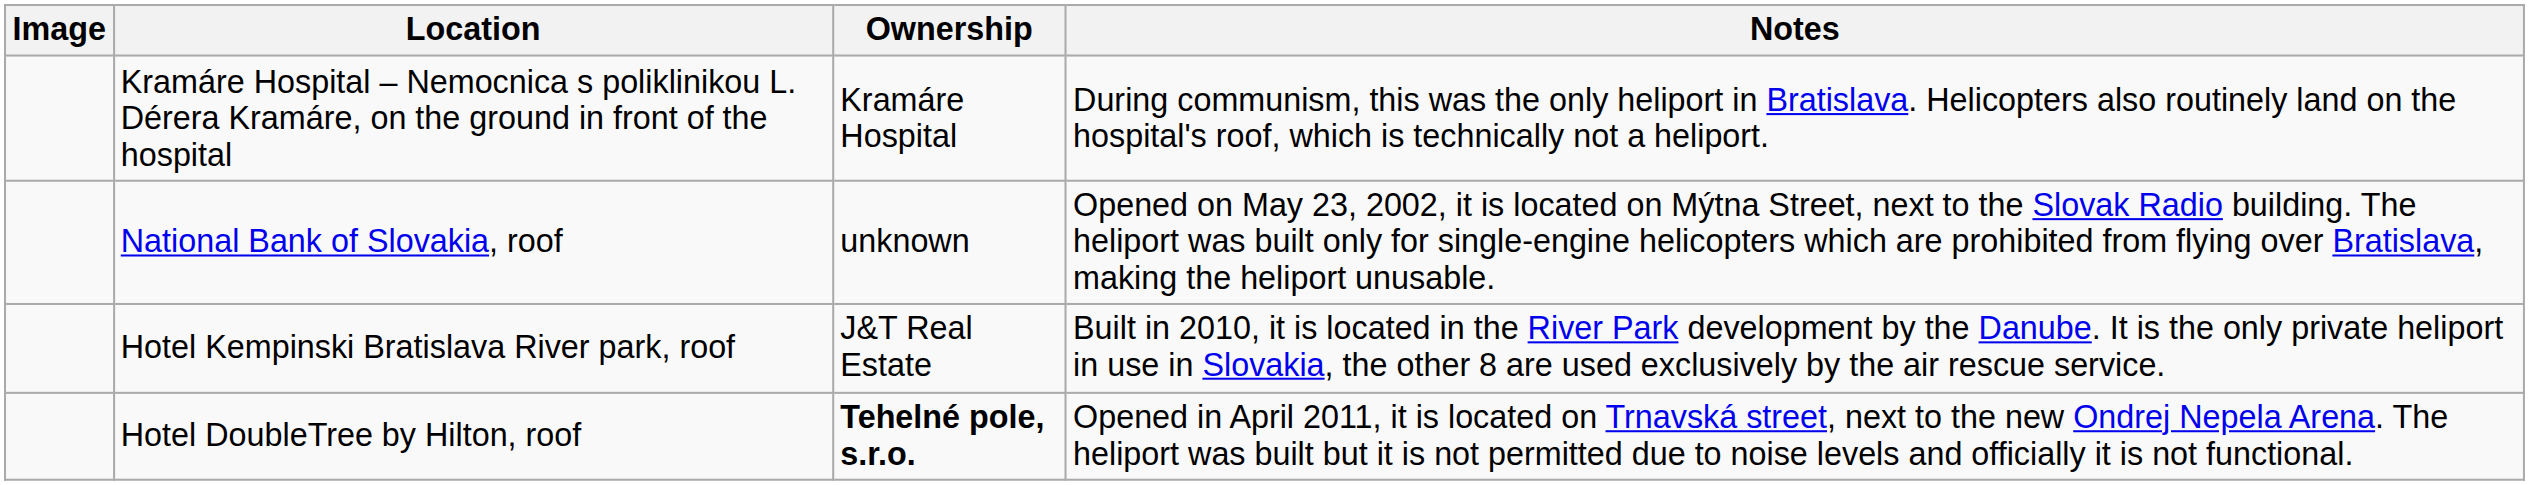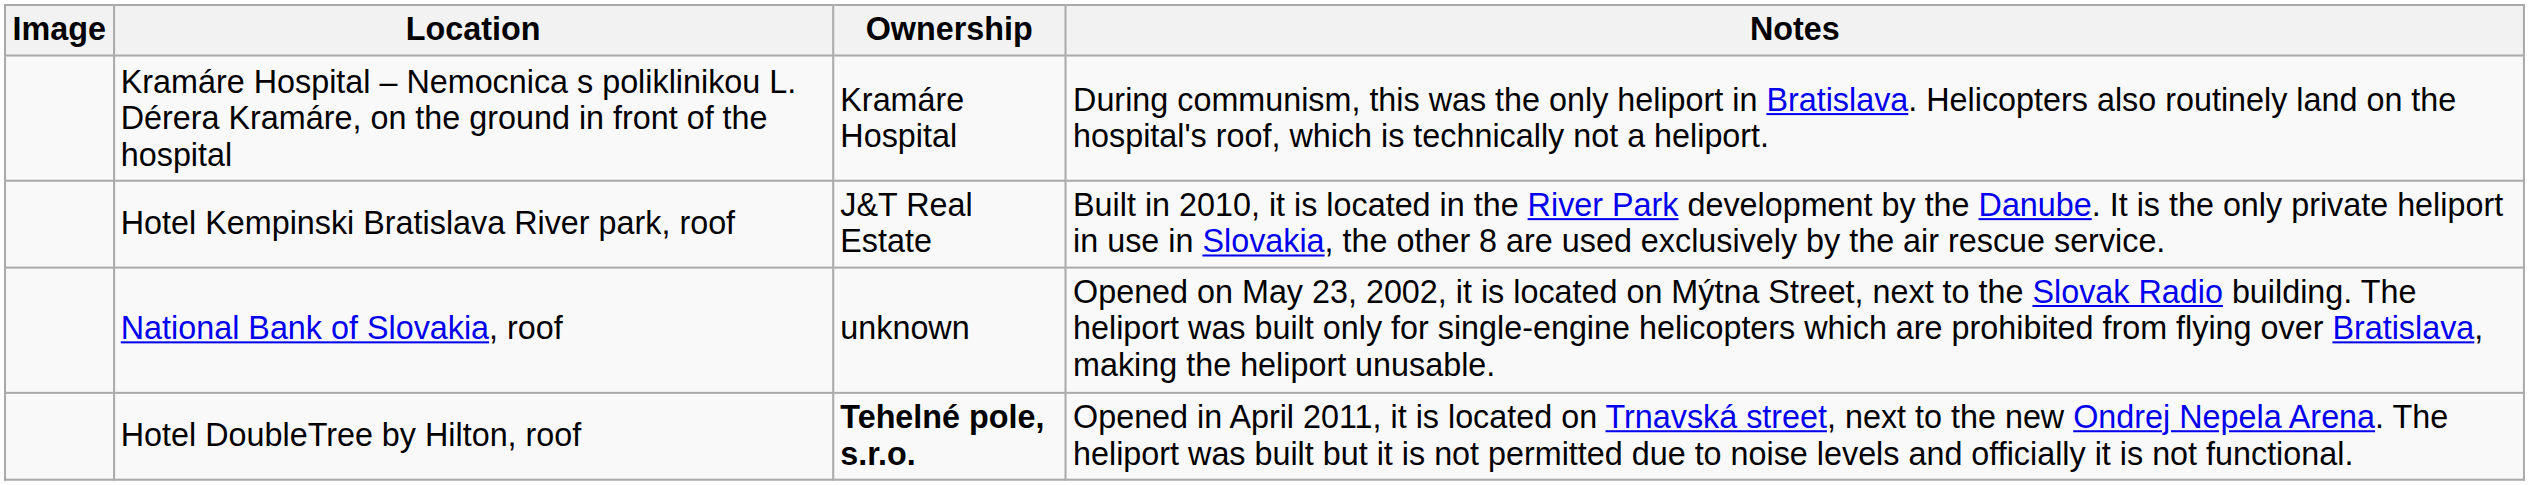rows swapped: (428, 347) <-> (342, 241)
